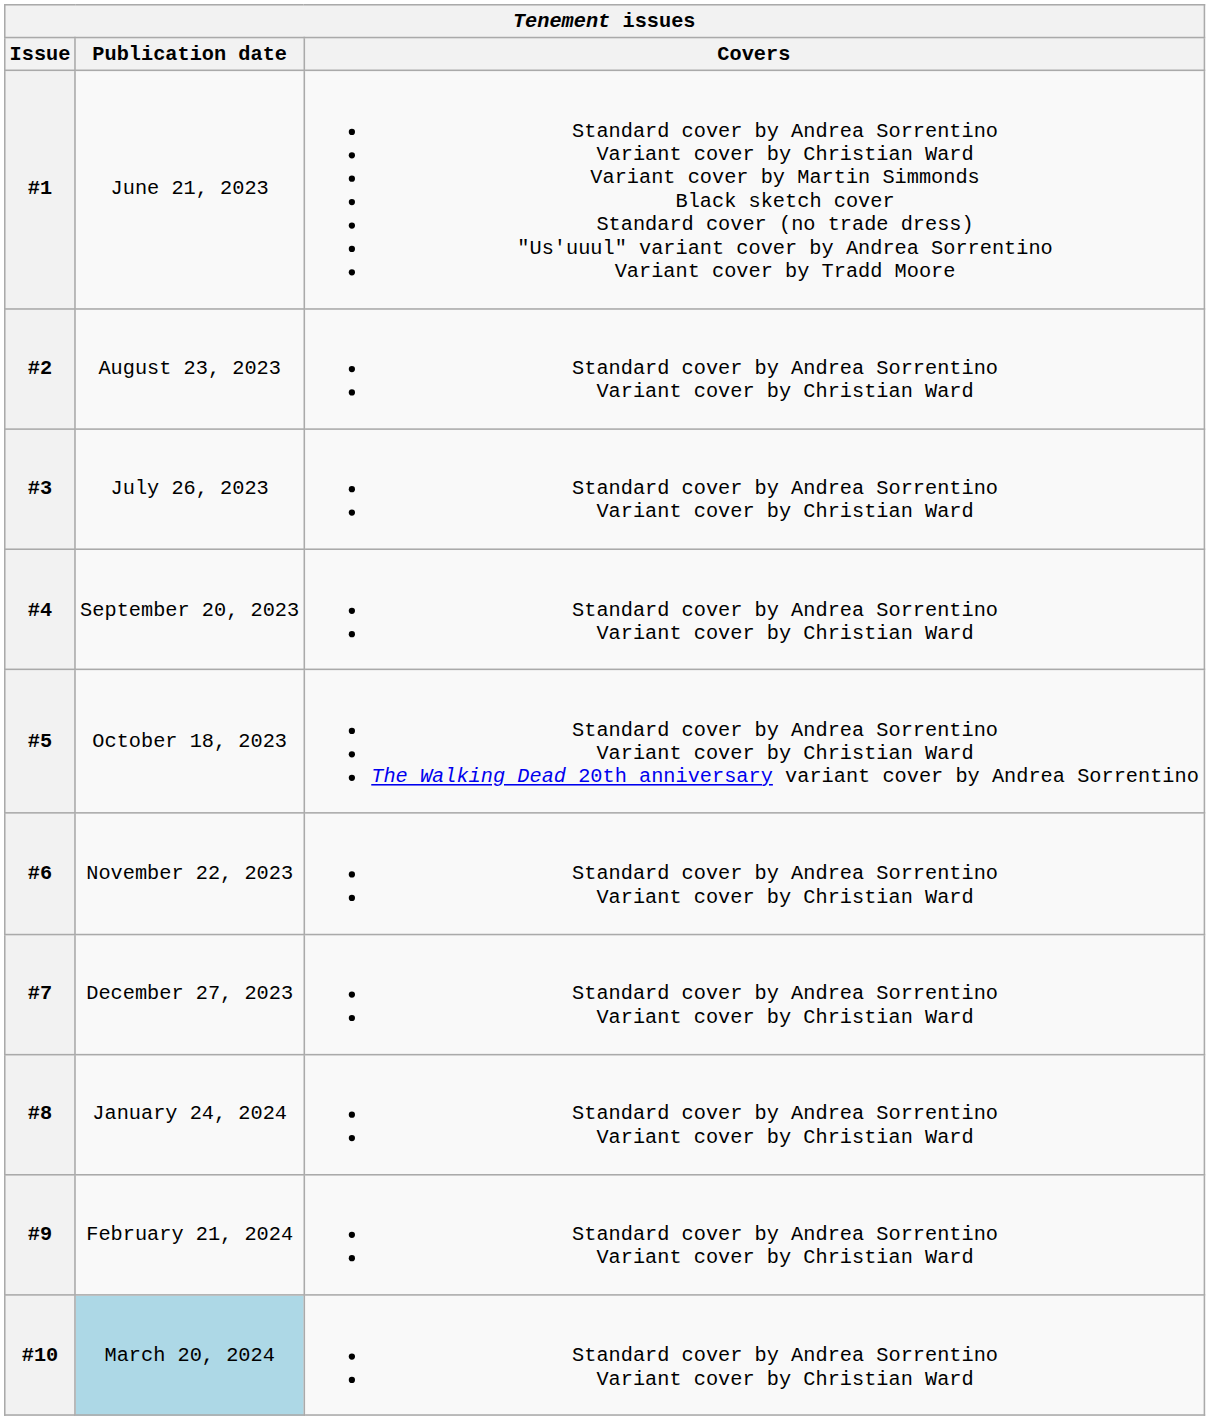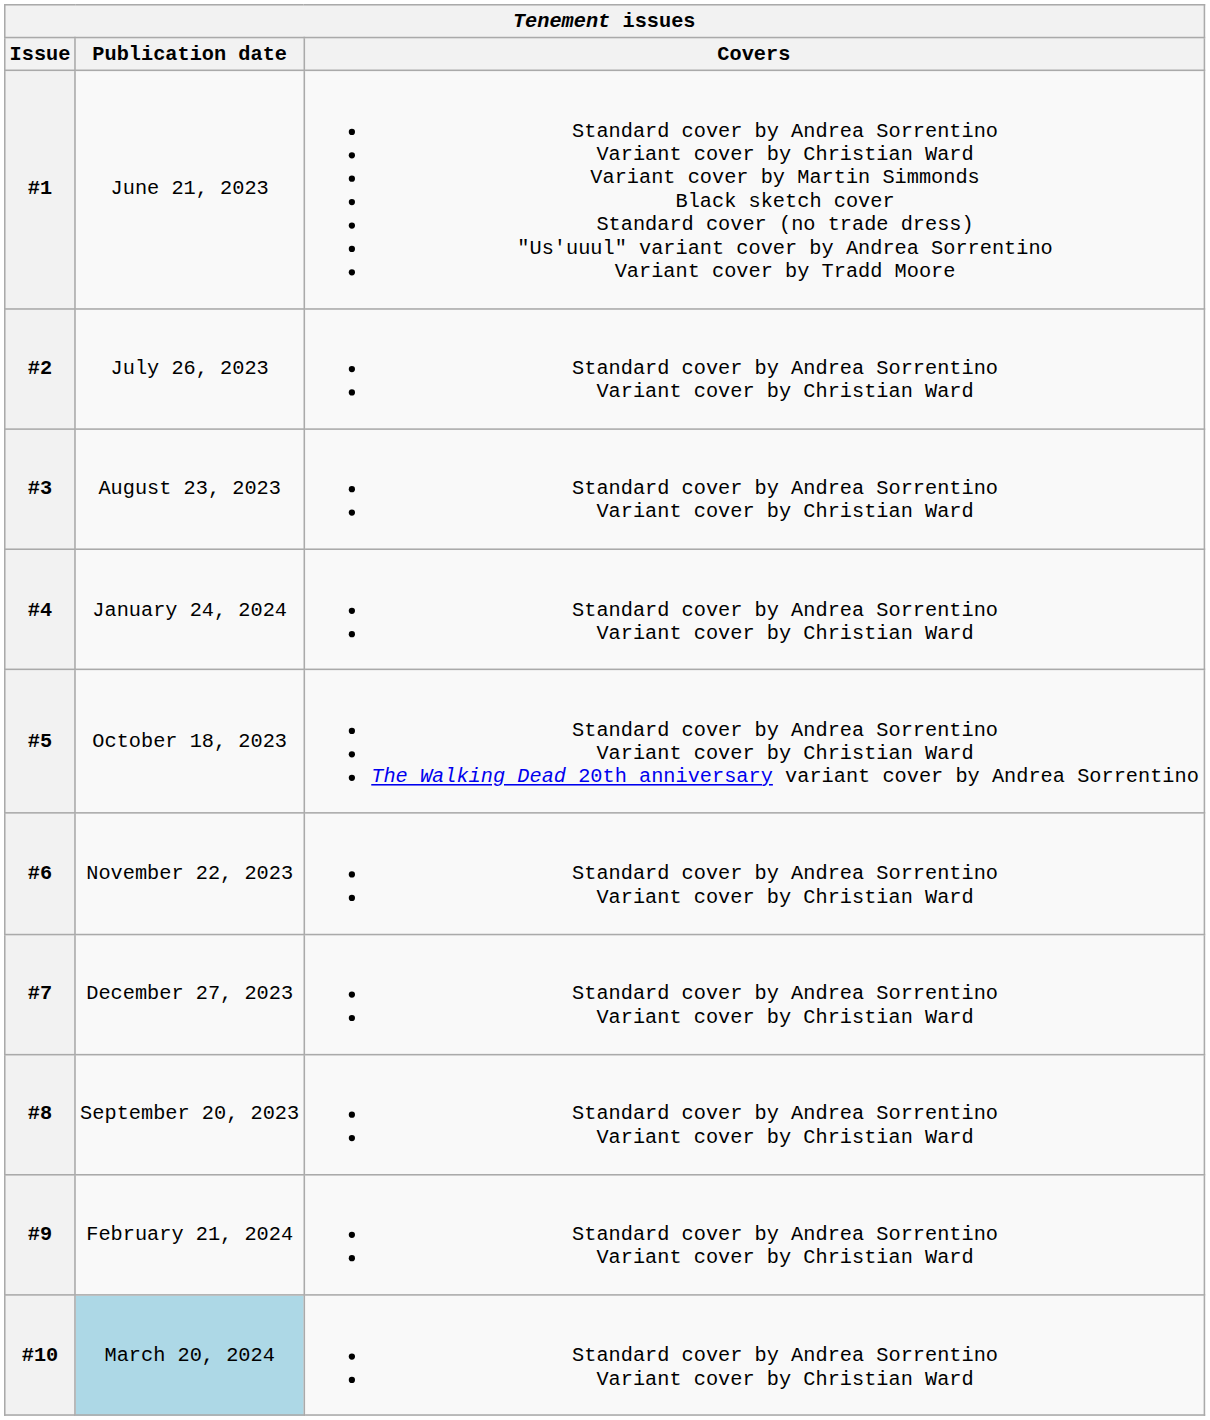(190, 369) August 23, 2023 -> (190, 369) July 26, 2023
(190, 489) July 26, 2023 -> (190, 489) August 23, 2023
(190, 609) September 20, 2023 -> (190, 609) January 24, 2024
(190, 1114) January 24, 2024 -> (190, 1114) September 20, 2023
